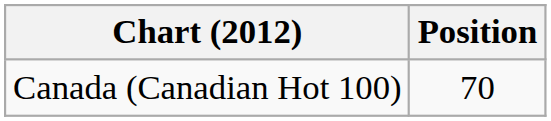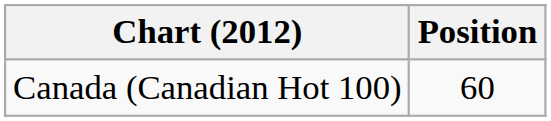(477, 87) 70 -> (477, 87) 60
